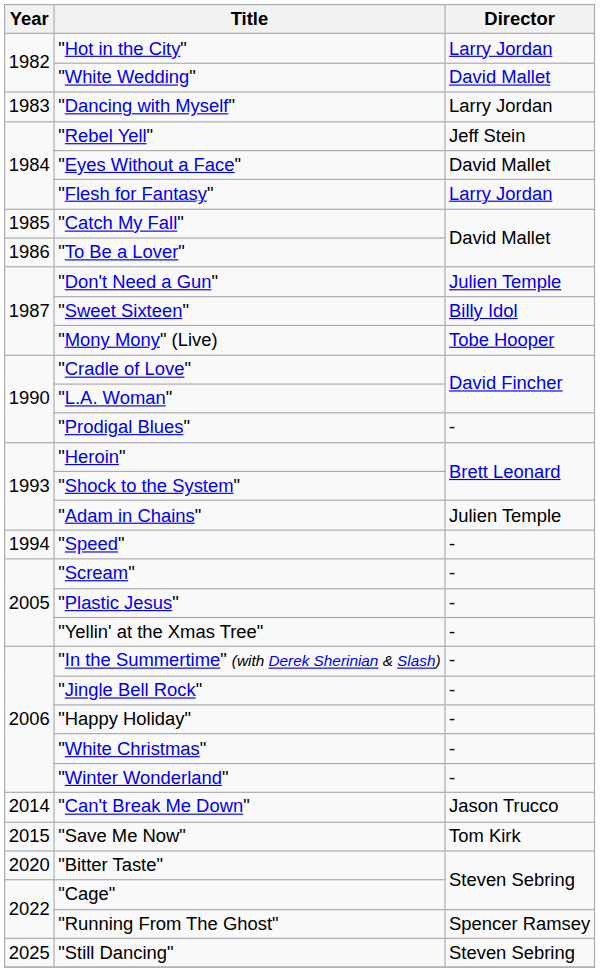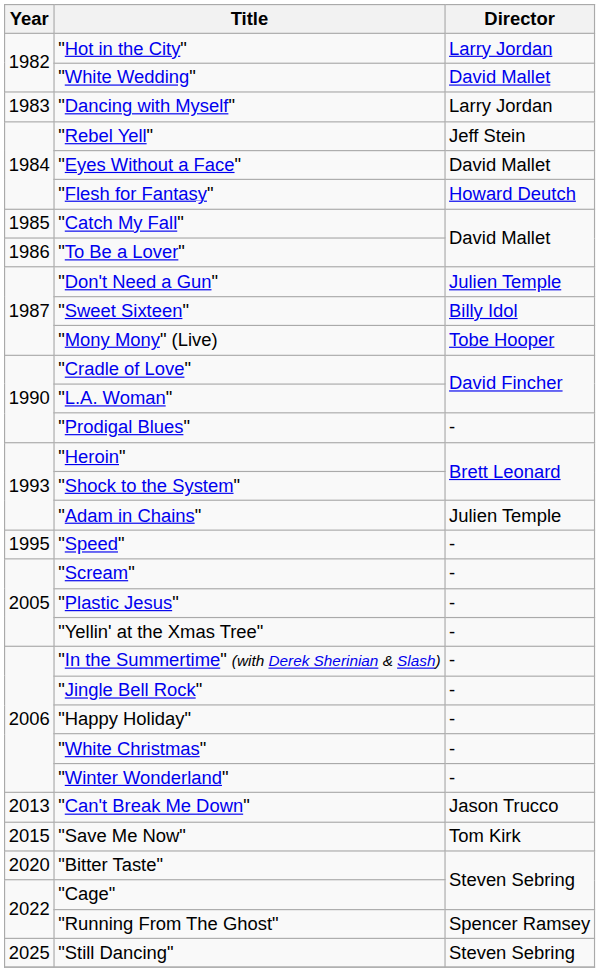(501, 194) Larry Jordan -> (512, 194) Howard Deutch
(29, 544) 1994 -> (29, 544) 1995
(29, 806) 2014 -> (29, 806) 2013
